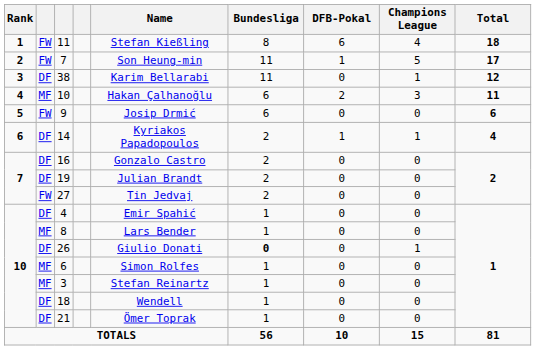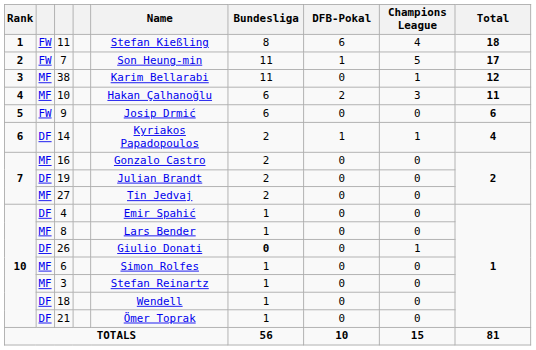(45, 79) DF -> (45, 79) MF
(45, 161) DF -> (45, 161) MF
(45, 196) FW -> (45, 196) MF
